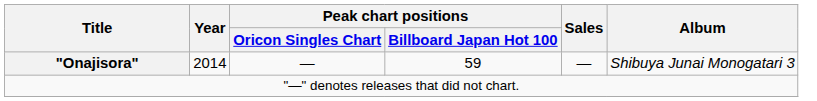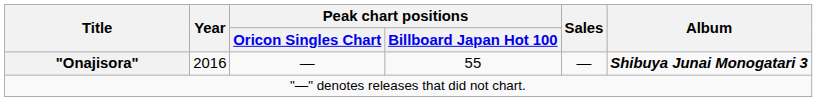(210, 63) 2014 -> (210, 63) 2016
(473, 63) 59 -> (473, 63) 55
(702, 63) normal -> (709, 63) bold
